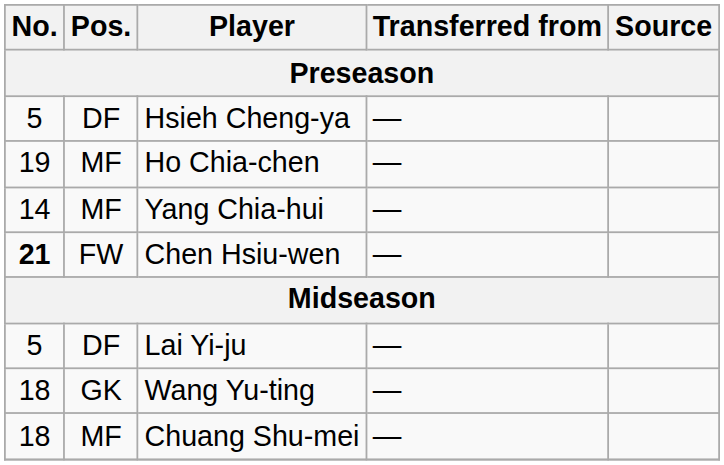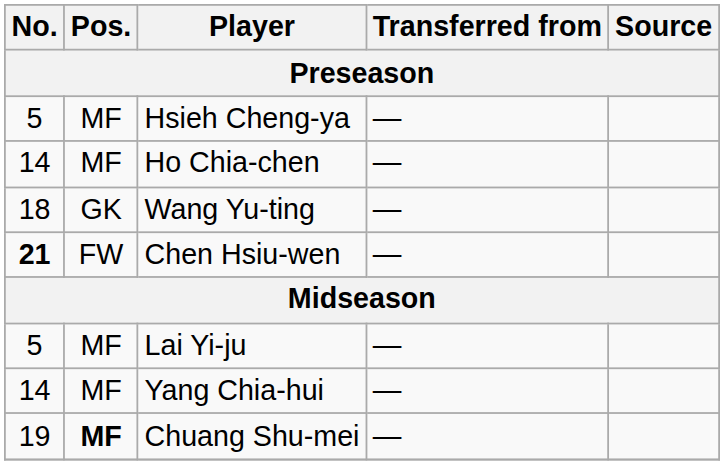(101, 118) DF -> (101, 118) MF
(35, 163) 19 -> (35, 163) 14
rows swapped: (230, 390) <-> (234, 208)
(101, 345) DF -> (101, 345) MF
(35, 436) 18 -> (35, 436) 19
(101, 436) normal -> (101, 436) bold
